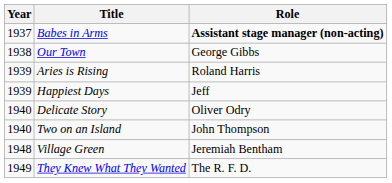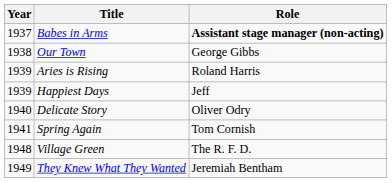- row: (79, 129)
+ row: (69, 129)
(237, 149) Jeremiah Bentham -> (221, 149) The R. F. D.
(221, 168) The R. F. D. -> (237, 168) Jeremiah Bentham
